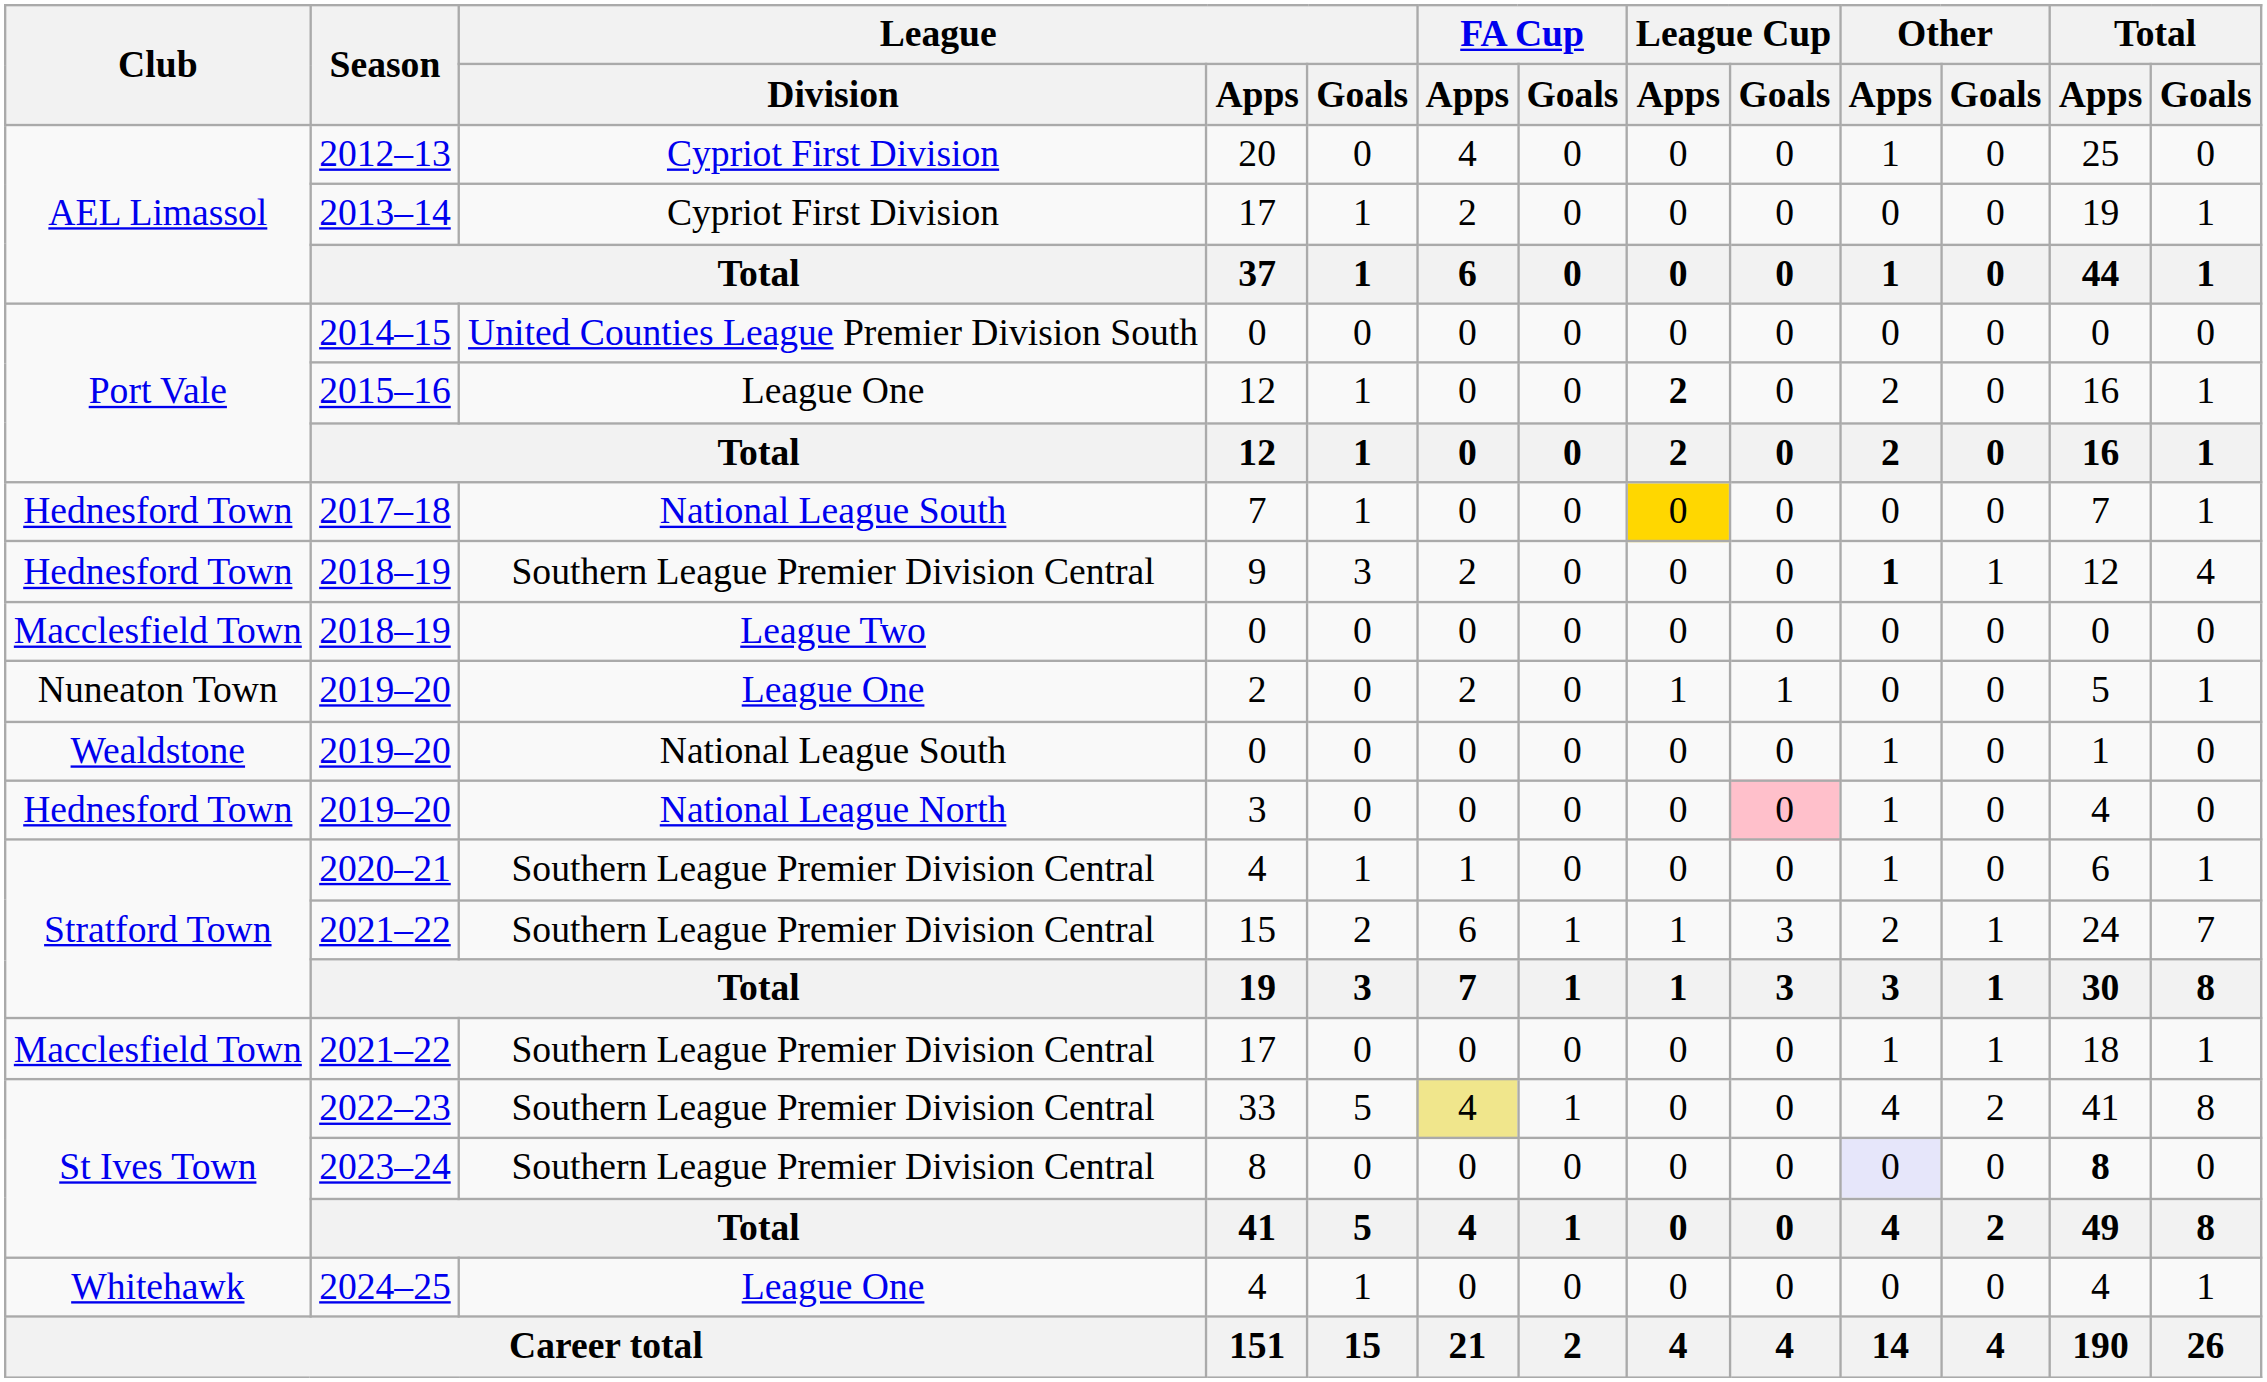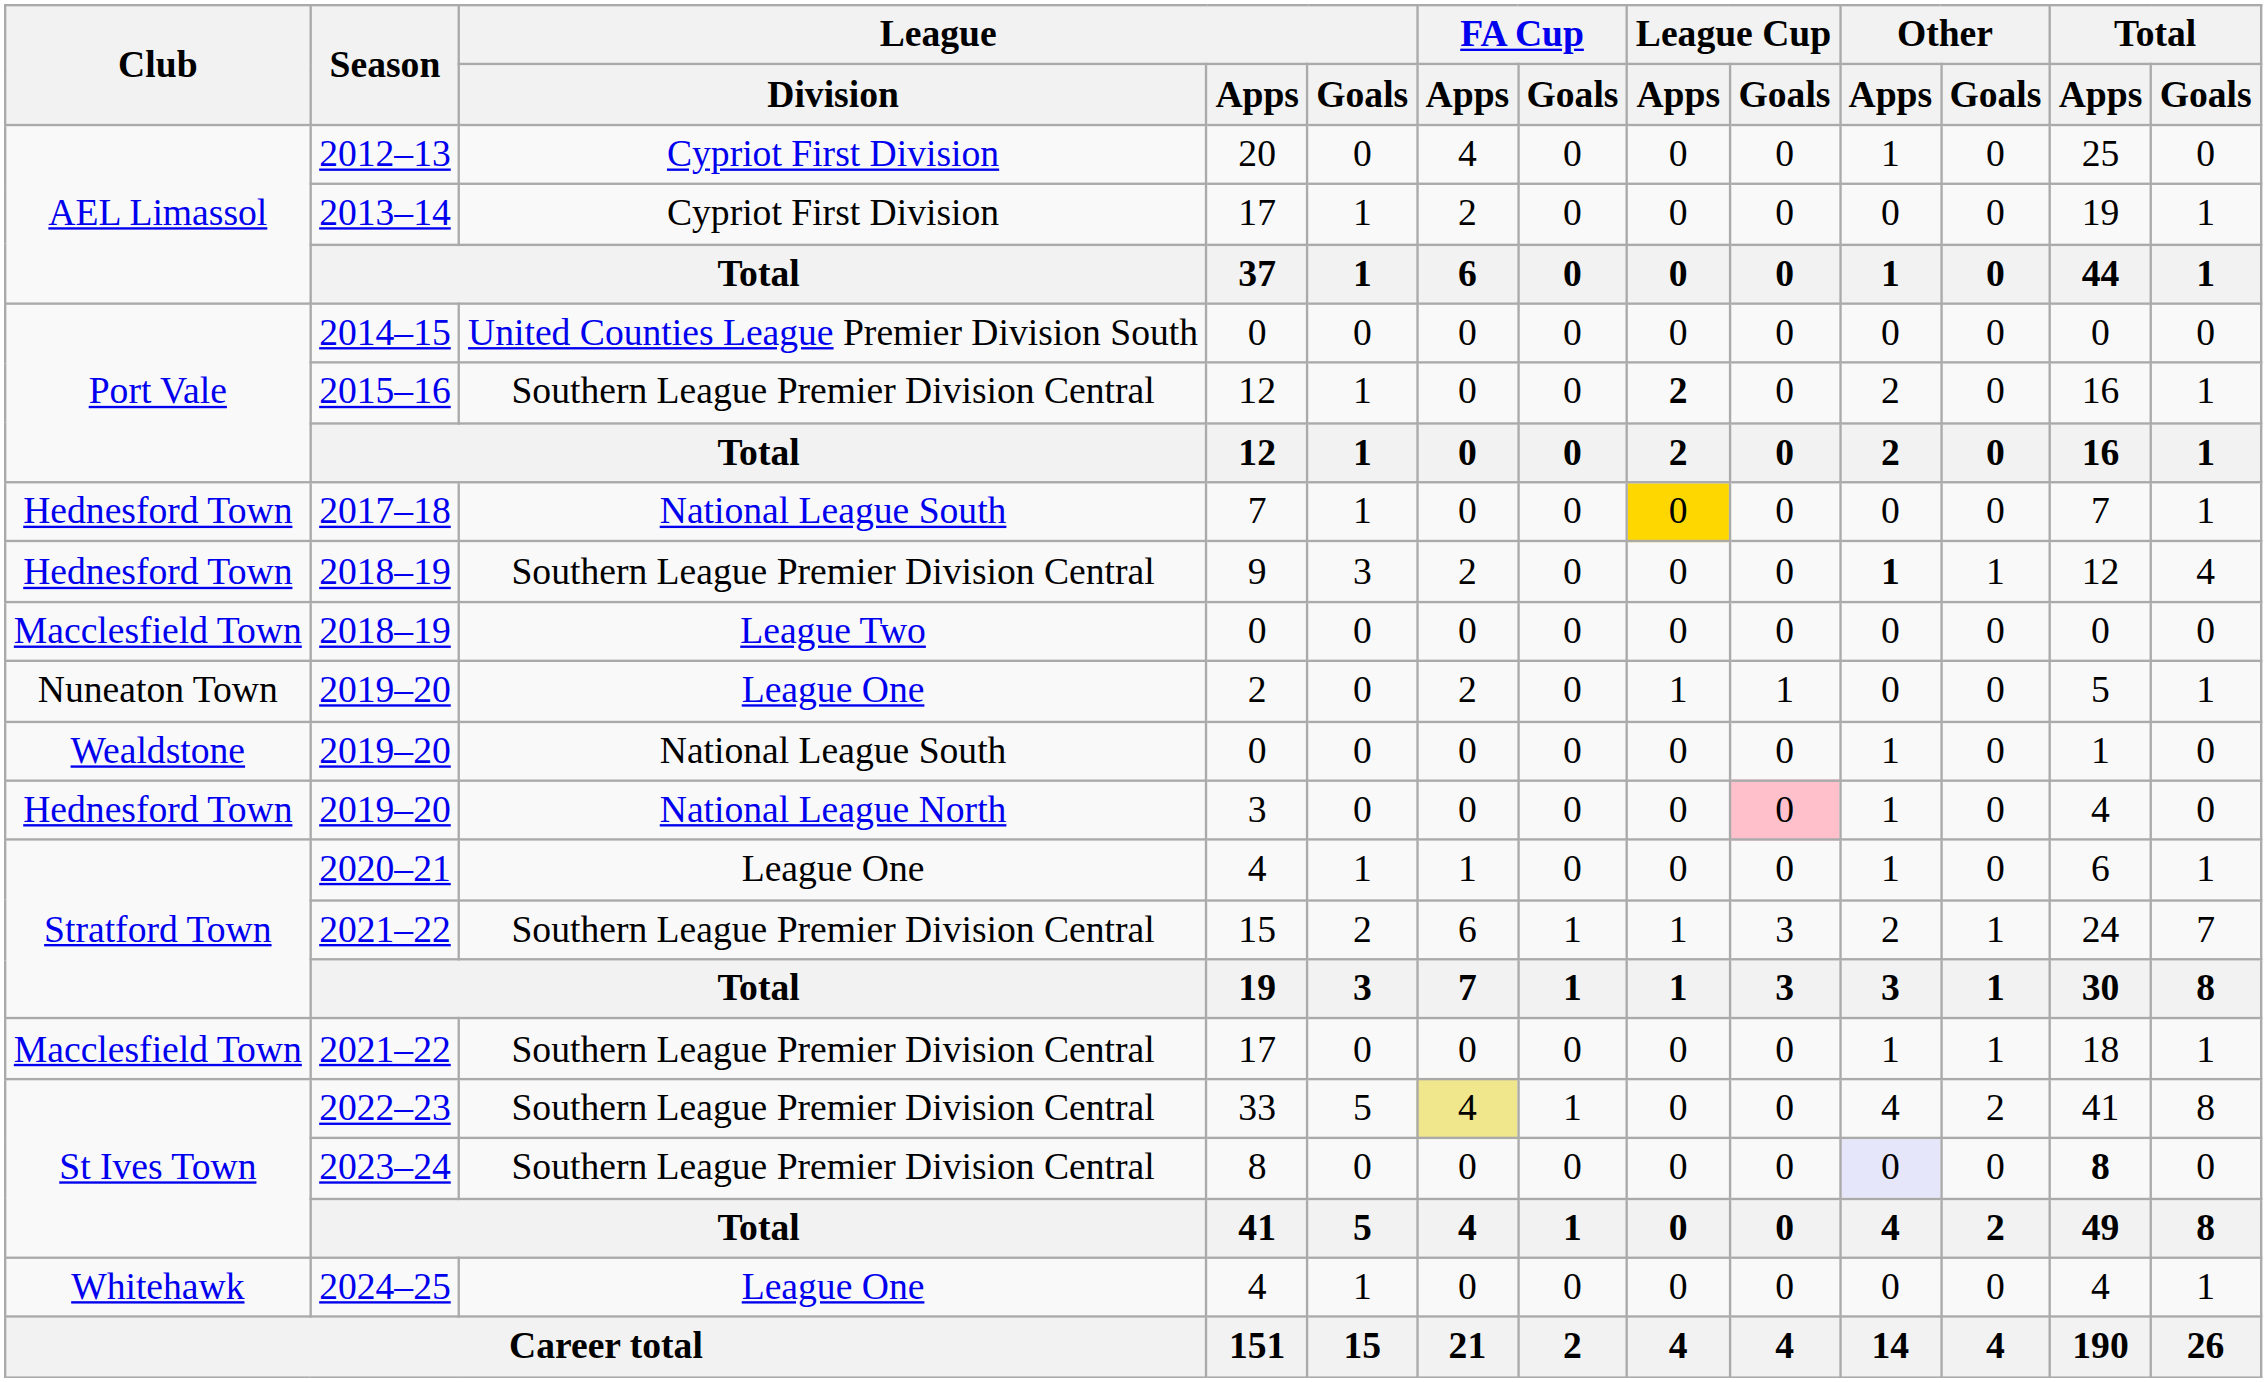(833, 392) League One -> (833, 392) Southern League Premier Division Central
(833, 869) Southern League Premier Division Central -> (833, 869) League One
